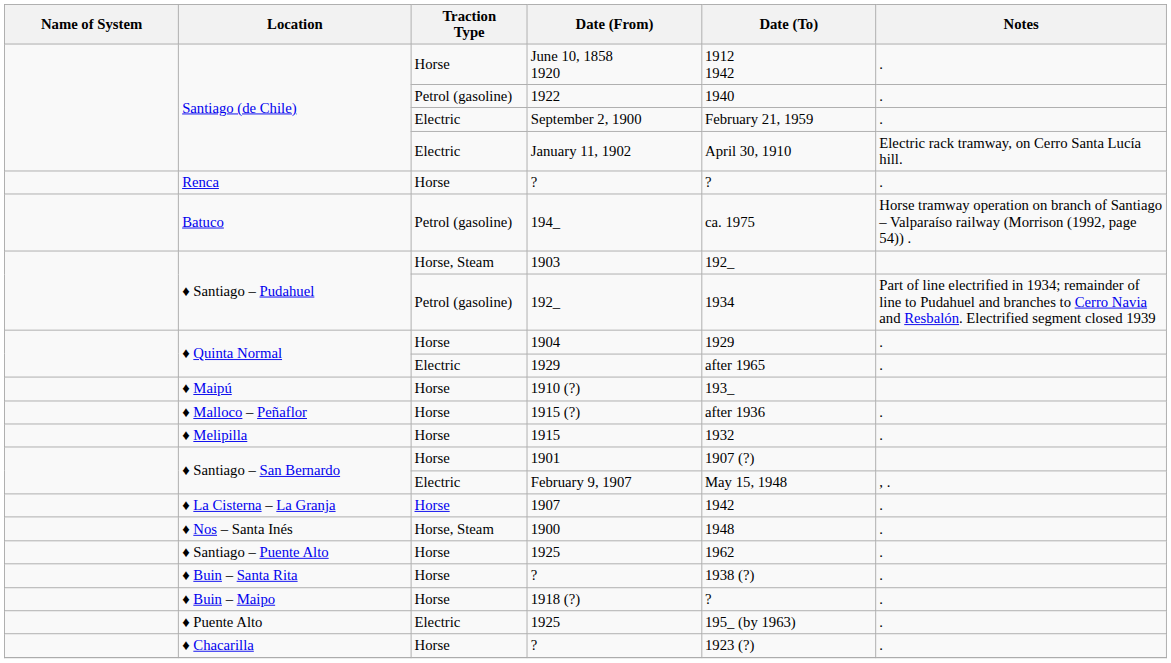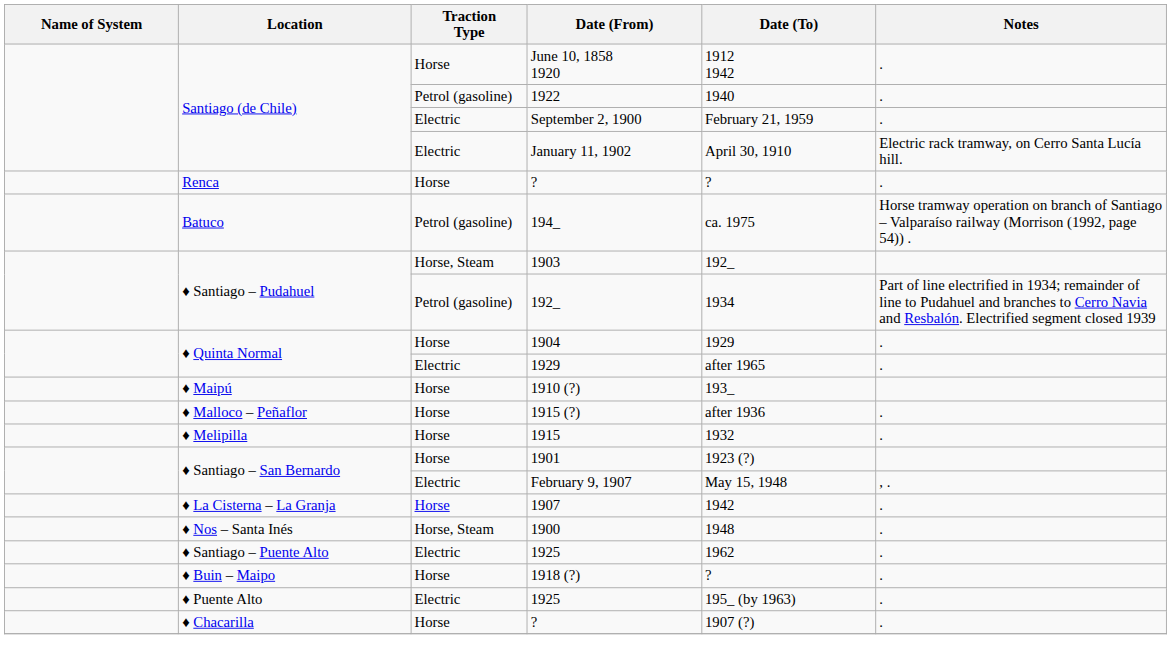(730, 458) 1907 (?) -> (730, 458) 1923 (?)
(432, 552) Horse -> (437, 552) Electric
- row: (240, 575)
(730, 645) 1923 (?) -> (730, 622) 1907 (?)
